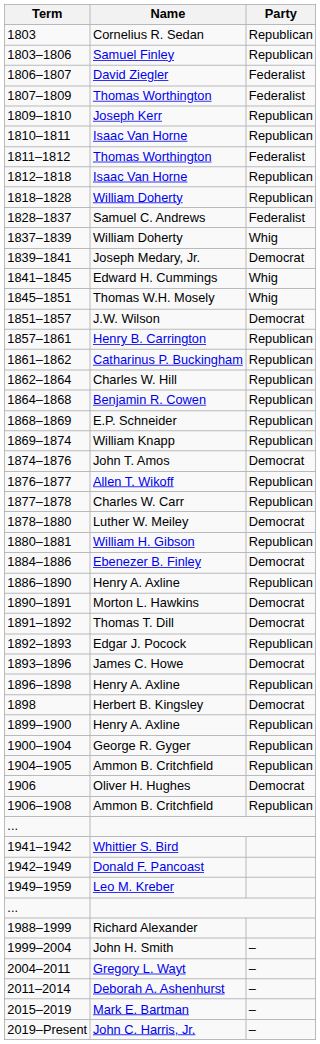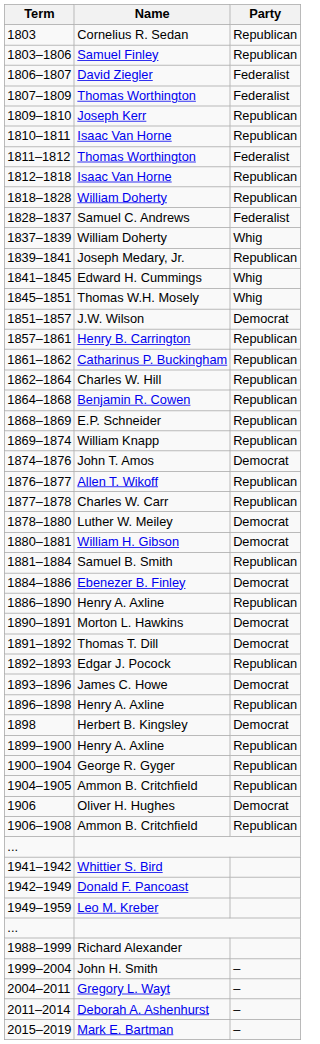(277, 258) Democrat -> (265, 258) Republican
(281, 542) Republican -> (261, 542) Democrat
+ row: (39, 562)
- row: (47, 1029)
